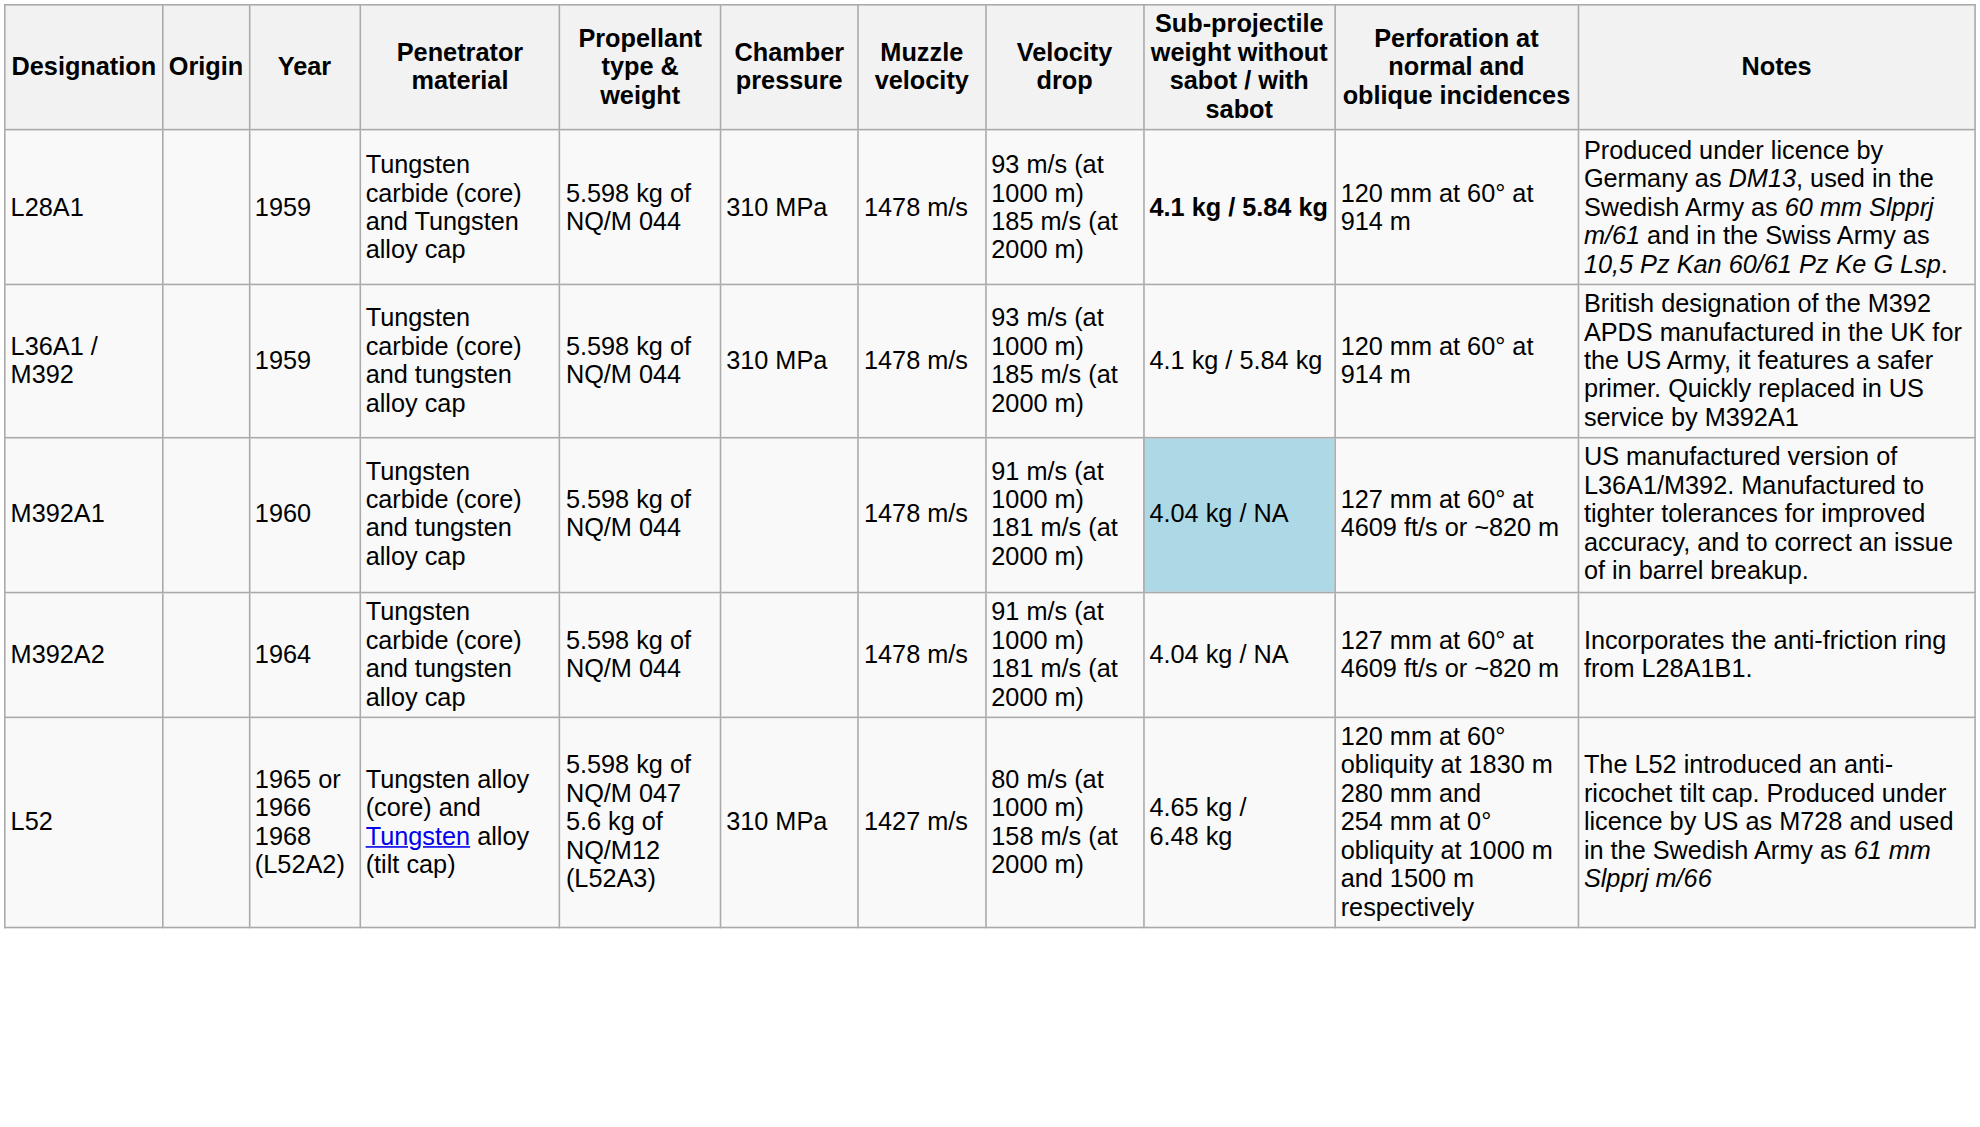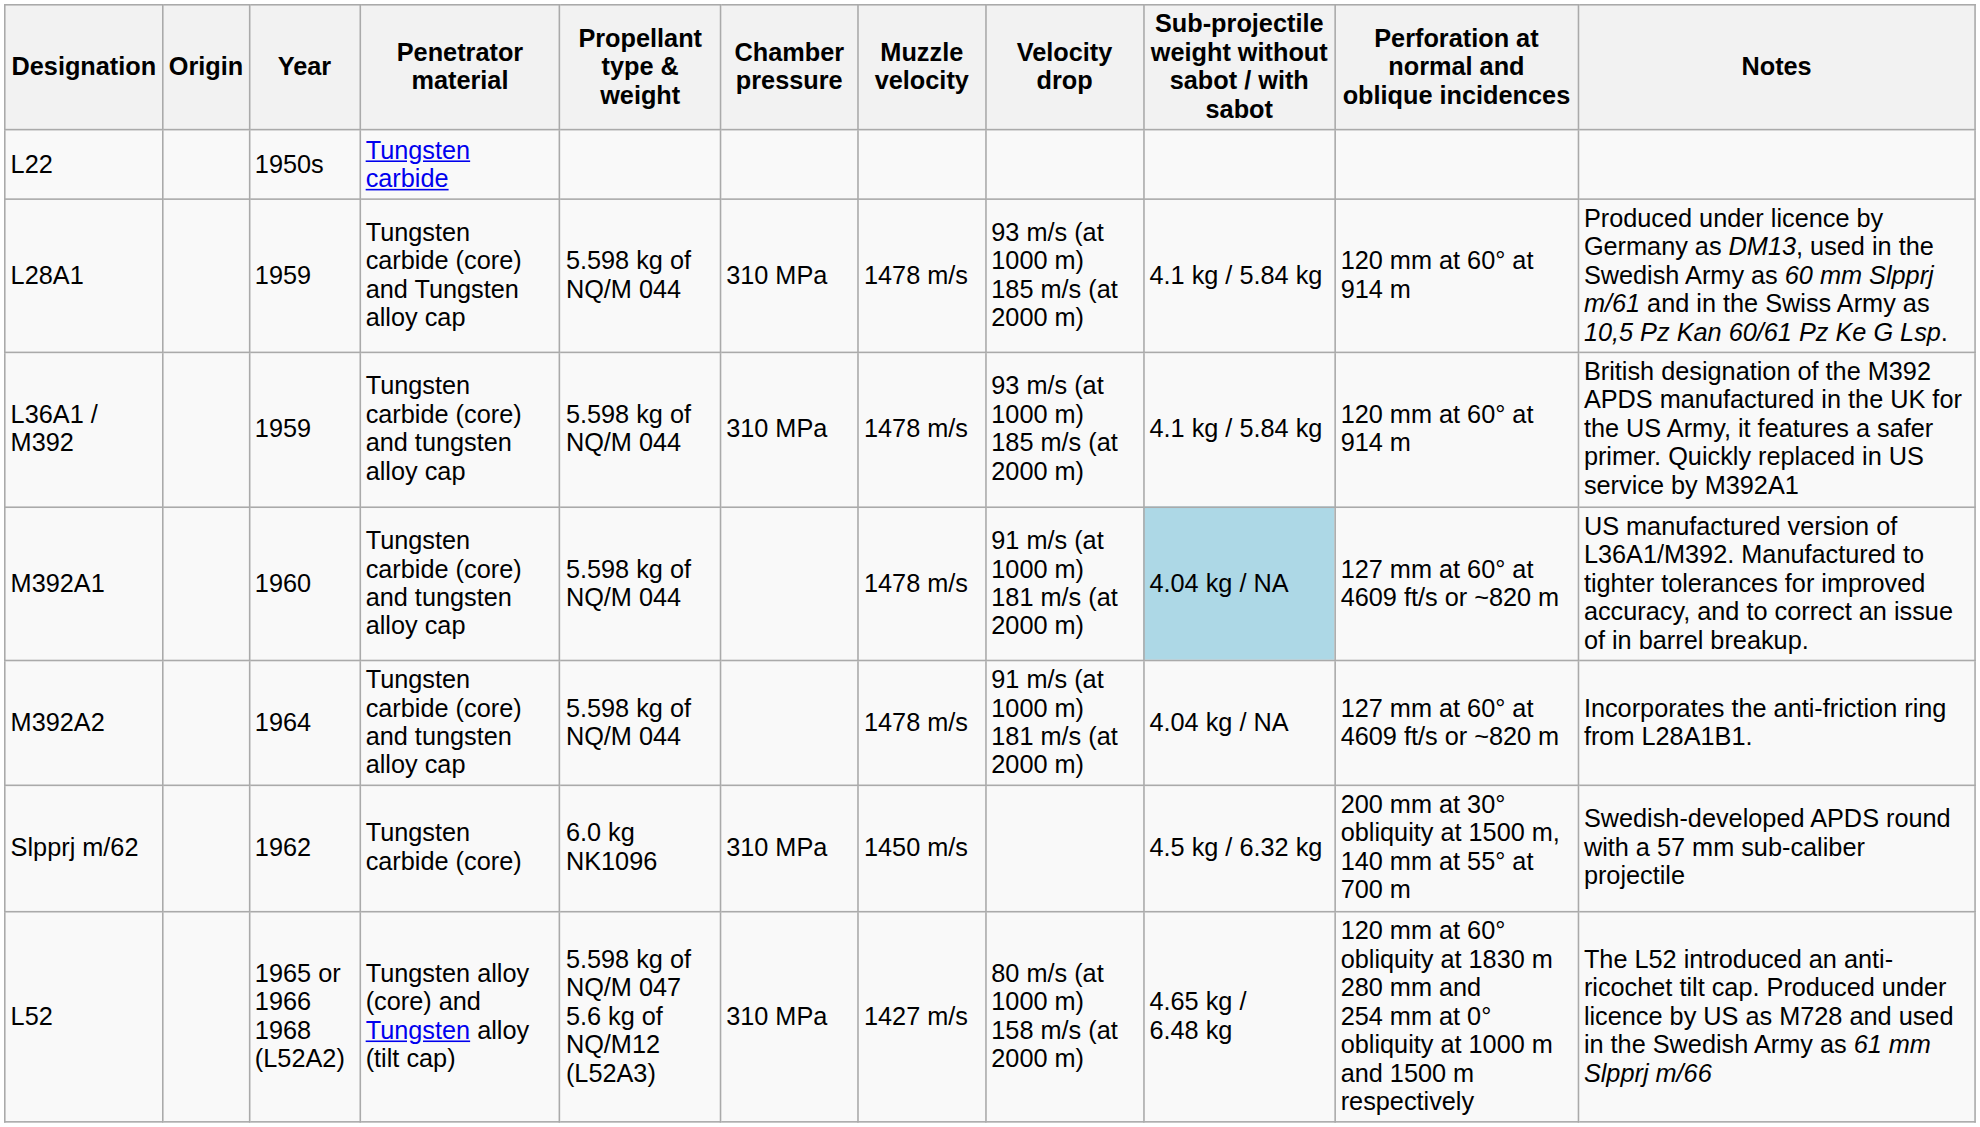+ row: (32, 164)
(1239, 206) bold -> (1236, 275) normal
+ row: (75, 848)
